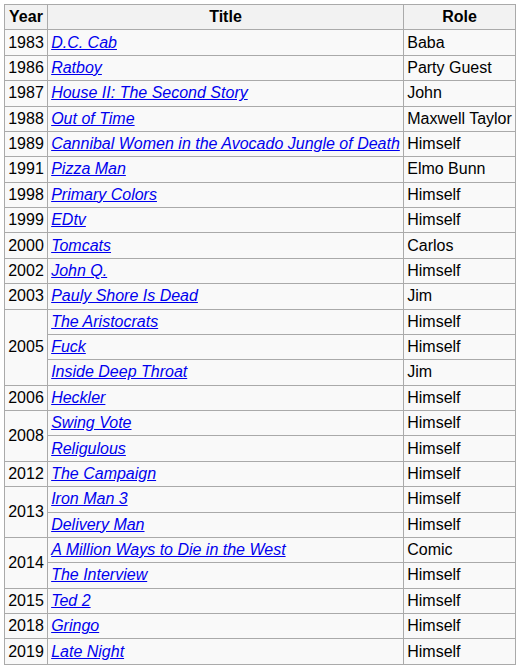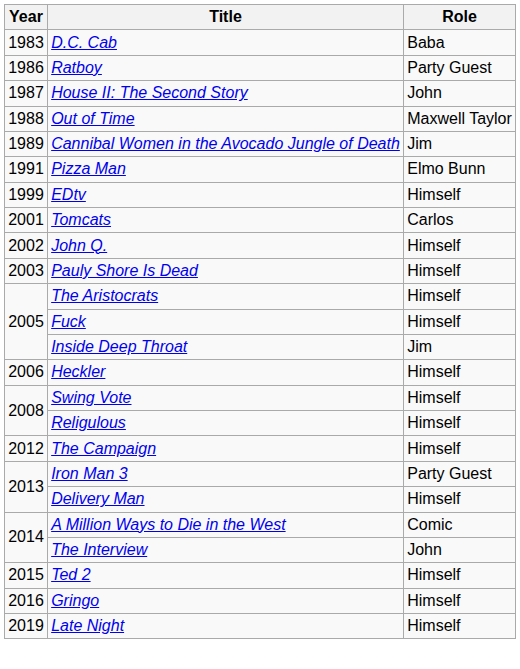(434, 144) Himself -> (420, 144) Jim
- row: (104, 194)
(26, 245) 2000 -> (26, 220) 2001
(420, 296) Jim -> (434, 270) Himself
(434, 499) Himself -> (449, 473) Party Guest
(434, 575) Himself -> (425, 550) John
(26, 626) 2018 -> (26, 600) 2016
